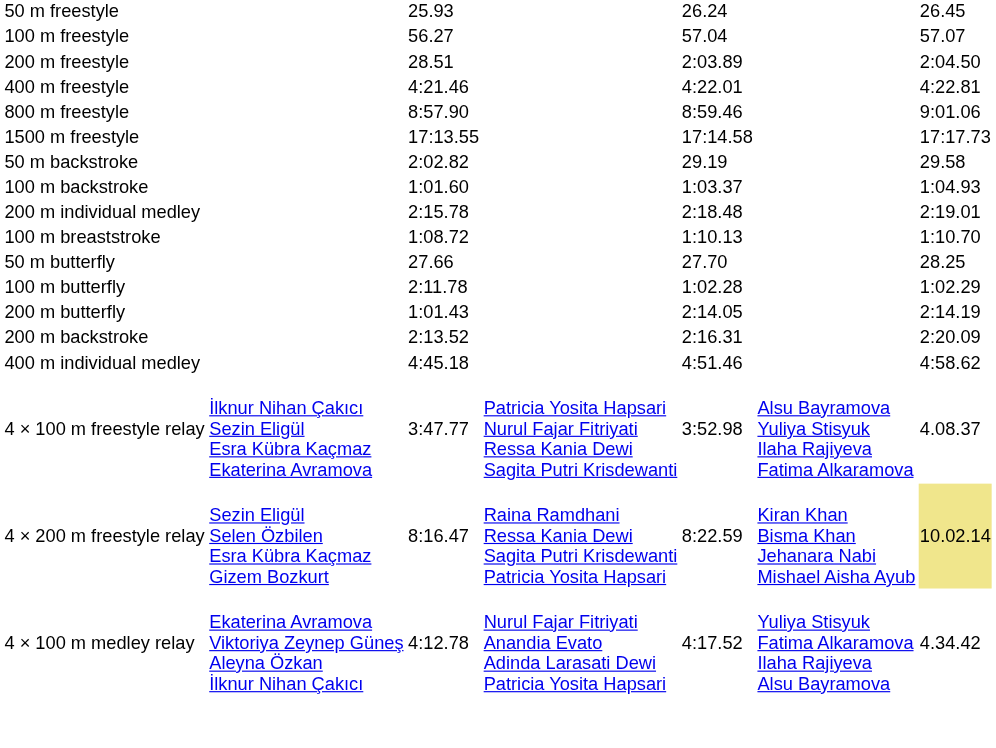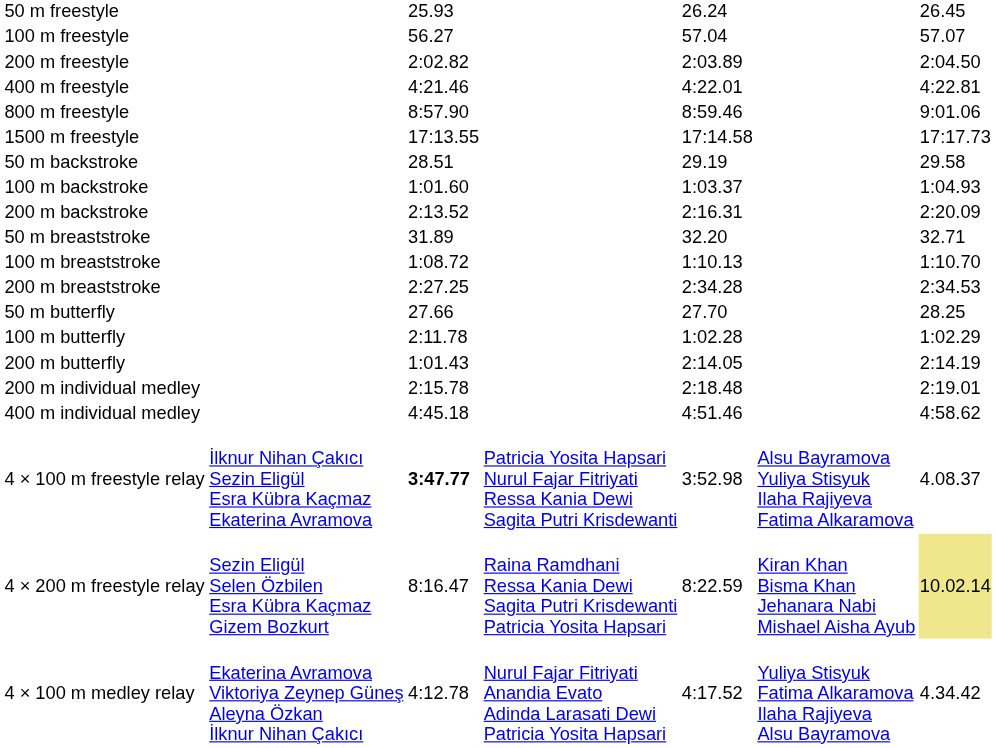(431, 61) 28.51 -> (439, 61) 2:02.82
(439, 162) 2:02.82 -> (431, 162) 28.51
rows swapped: (76, 337) <-> (102, 212)
+ row: (77, 237)
+ row: (82, 287)
(439, 428) normal -> (439, 479) bold
